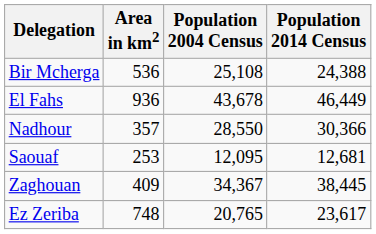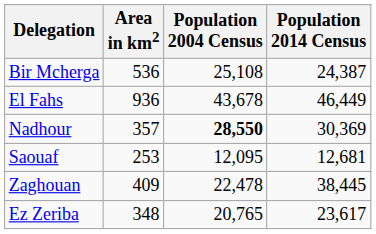(342, 72) 24,388 -> (342, 72) 24,387
(238, 128) normal -> (238, 128) bold
(342, 128) 30,366 -> (342, 128) 30,369
(238, 185) 34,367 -> (238, 185) 22,478
(146, 214) 748 -> (146, 214) 348
